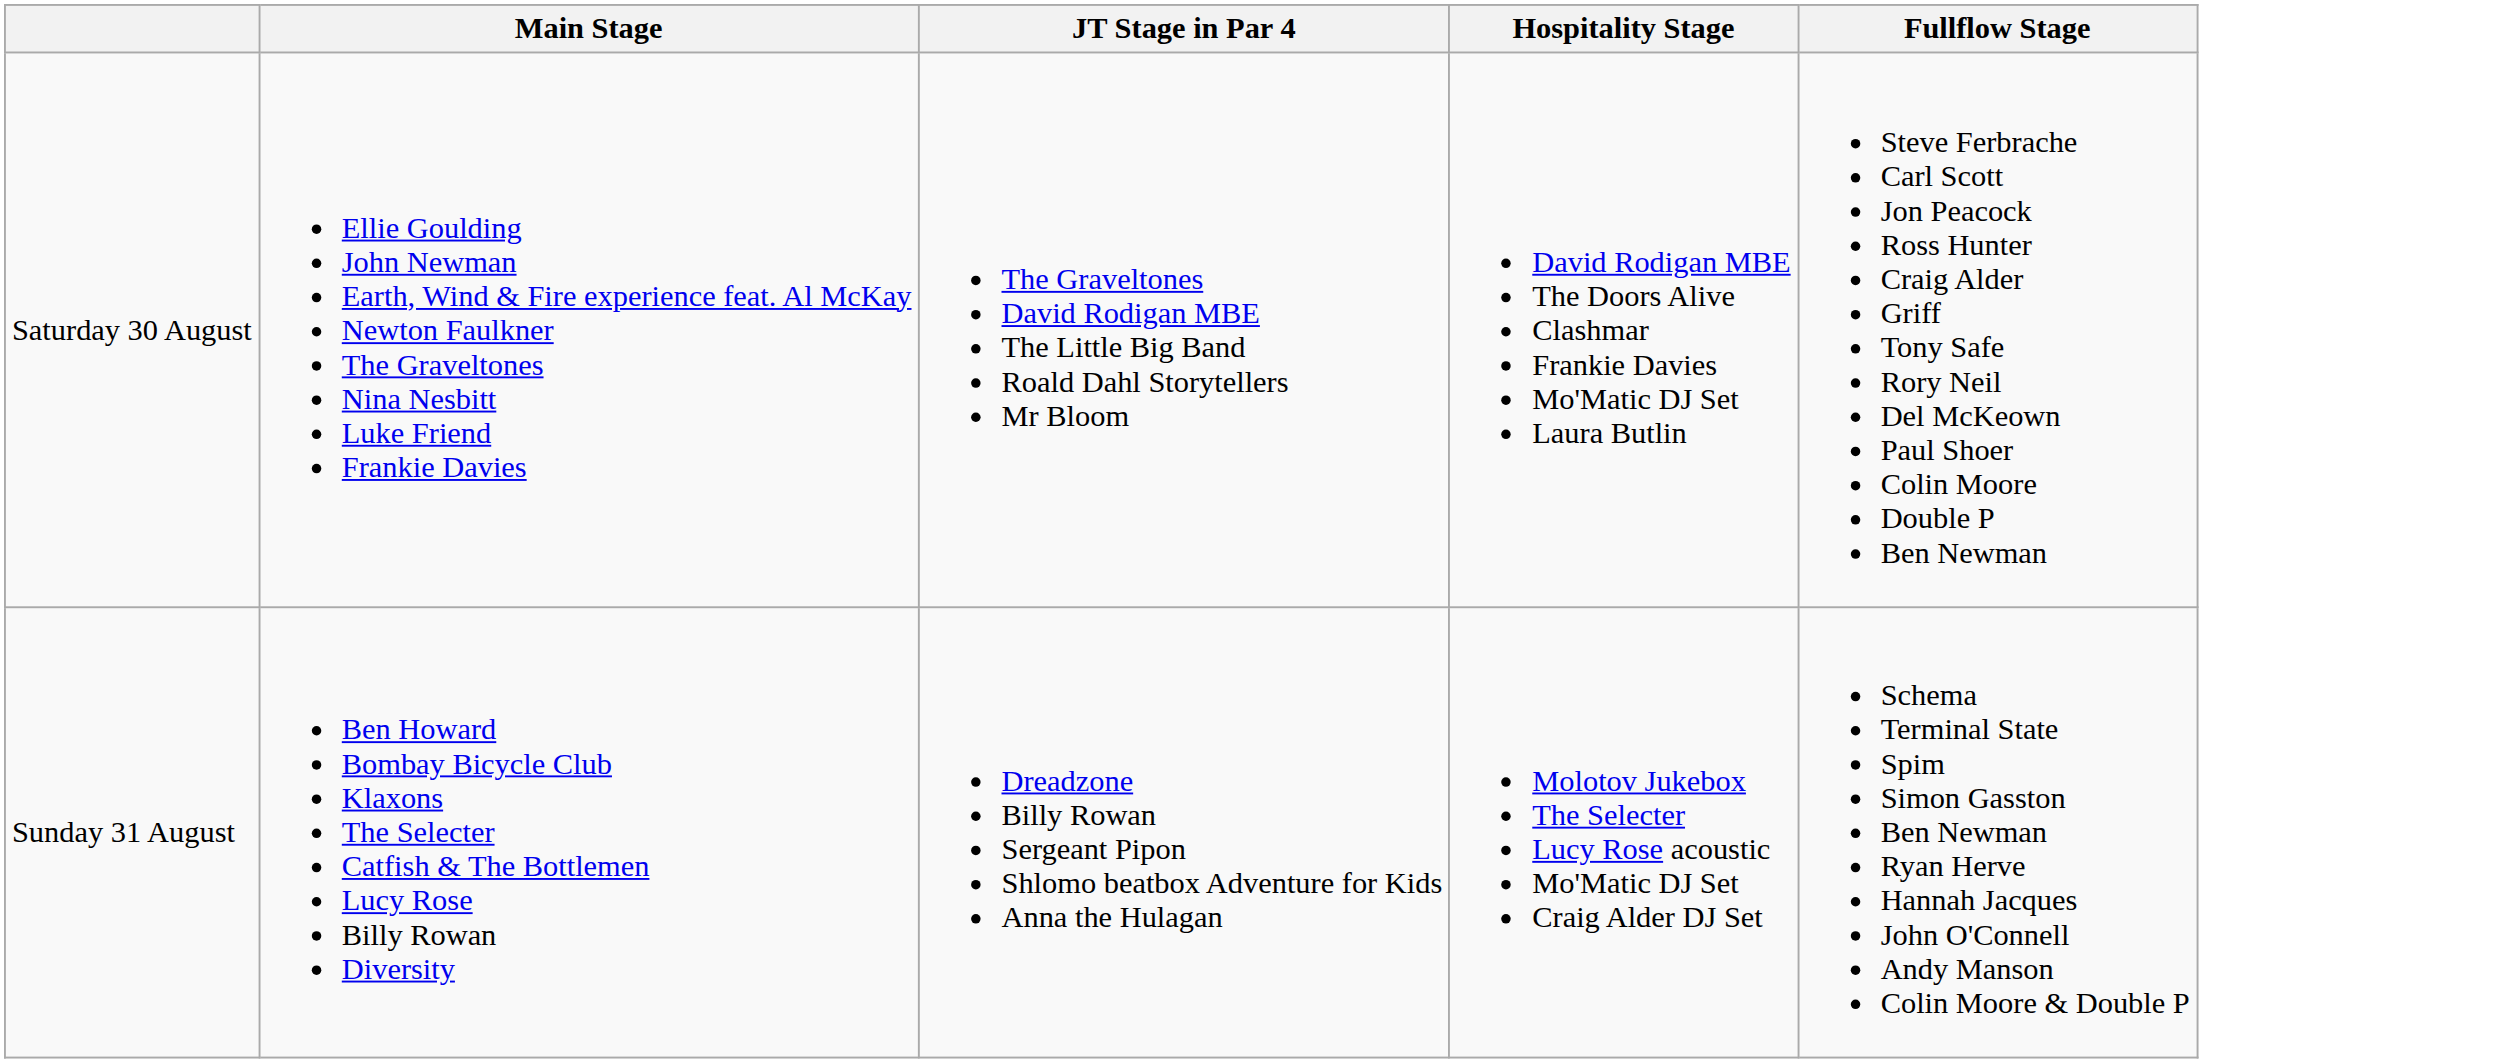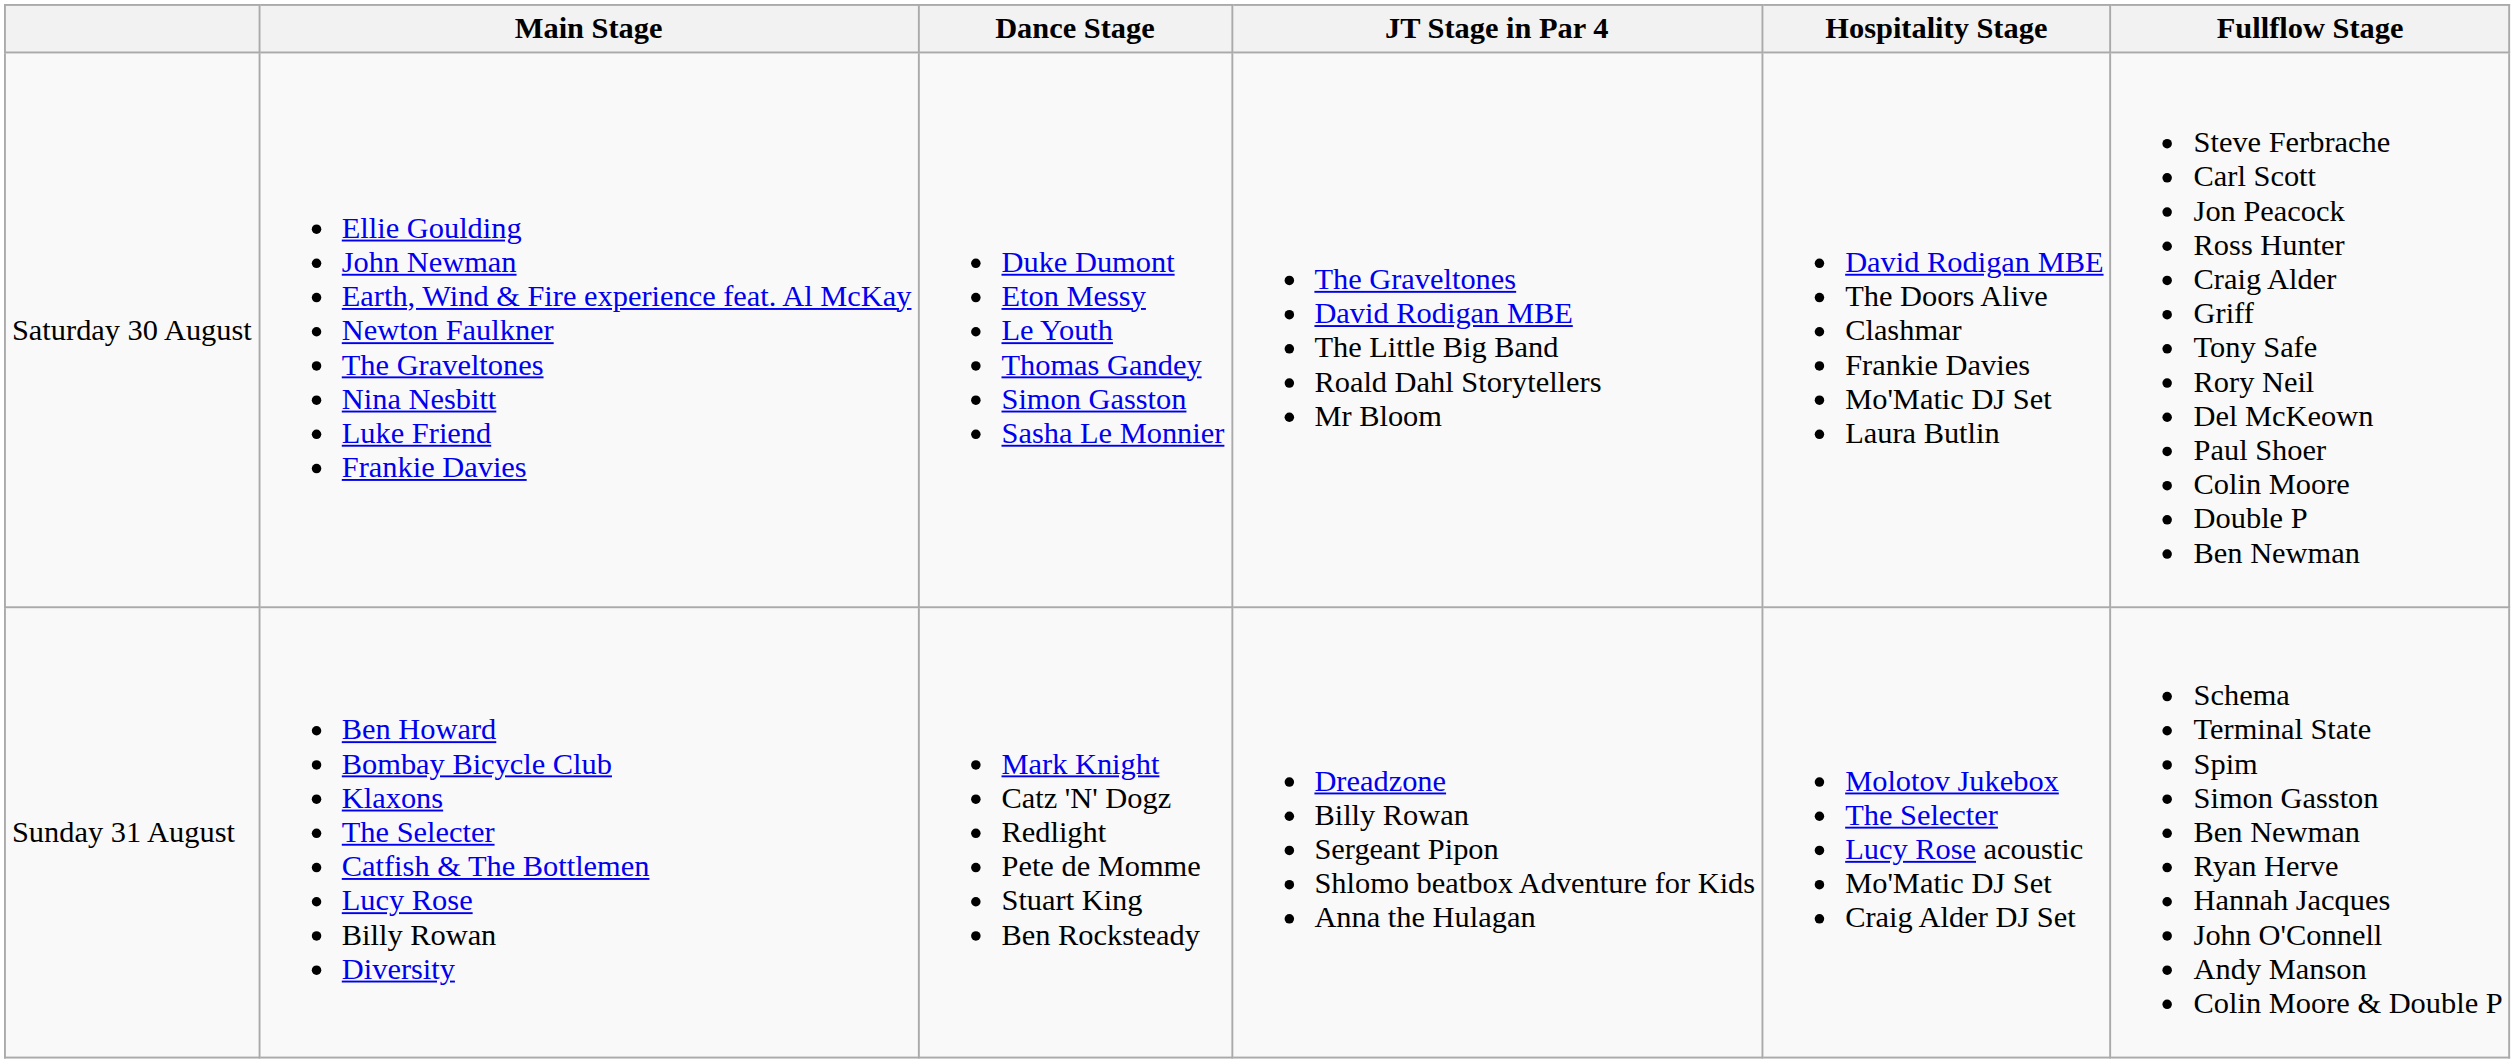+ column: (1075, 28)
